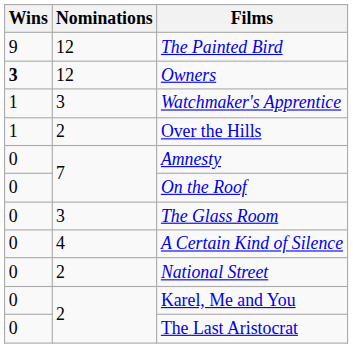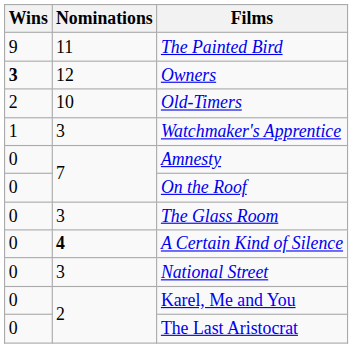(65, 46) 12 -> (65, 46) 11
+ row: (201, 103)
- row: (211, 131)
(60, 243) normal -> (60, 243) bold
(60, 272) 2 -> (60, 272) 3
